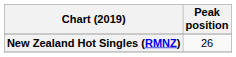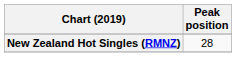(207, 43) 26 -> (207, 43) 28
